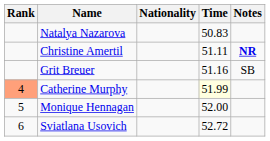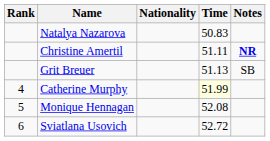(215, 70) 51.16 -> (215, 70) 51.13
(21, 88) lightsalmon background -> (21, 88) no background
(215, 107) 52.00 -> (215, 107) 52.08
